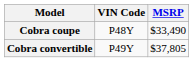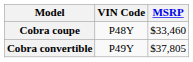(168, 30) $33,490 -> (168, 30) $33,460
